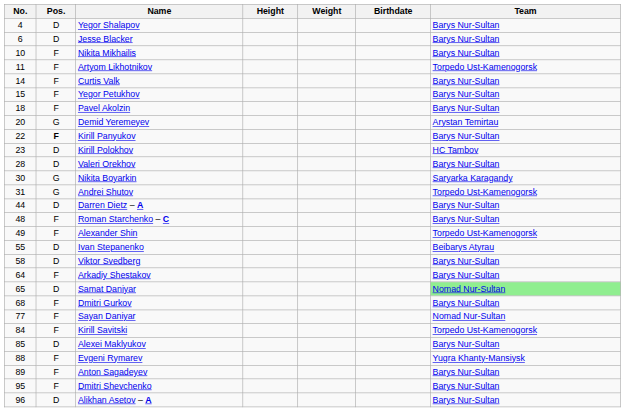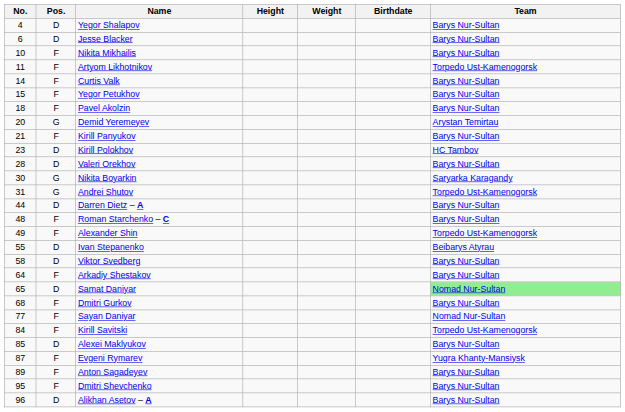(20, 137) 22 -> (20, 137) 21
(56, 137) bold -> (56, 137) normal
(20, 359) 88 -> (20, 359) 87
